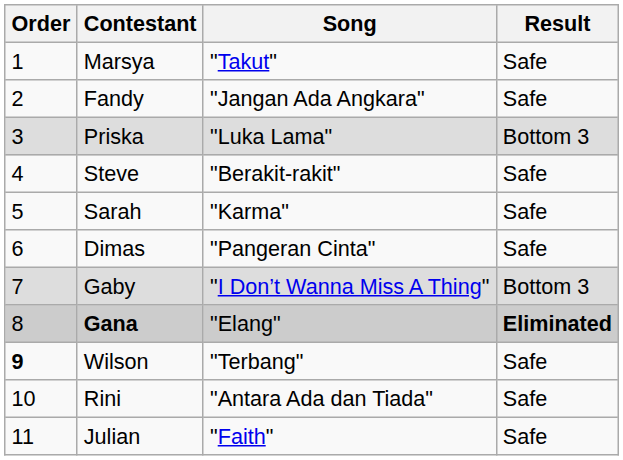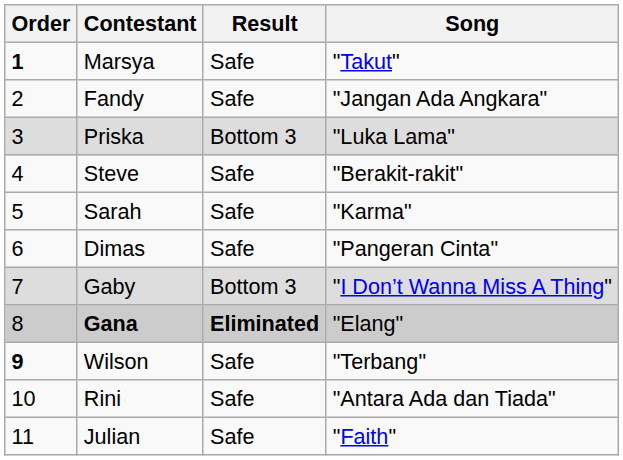columns swapped: (350, 24) <-> (557, 24)
(18, 61) normal -> (18, 61) bold
